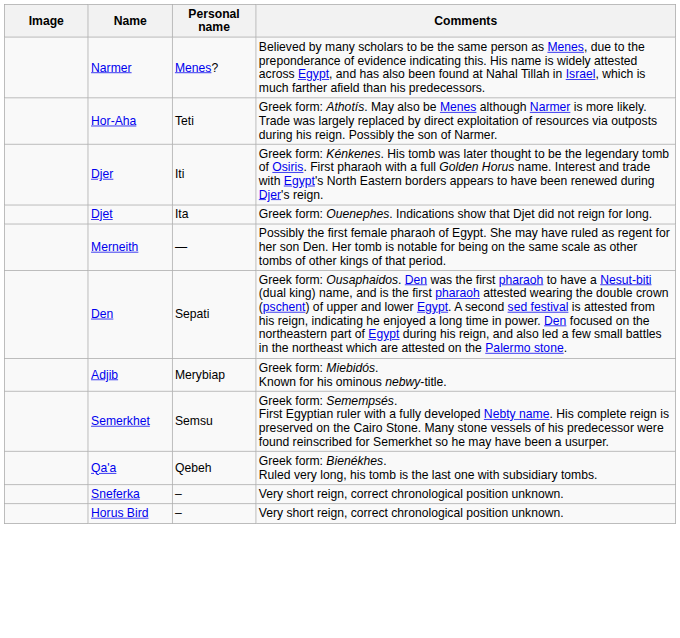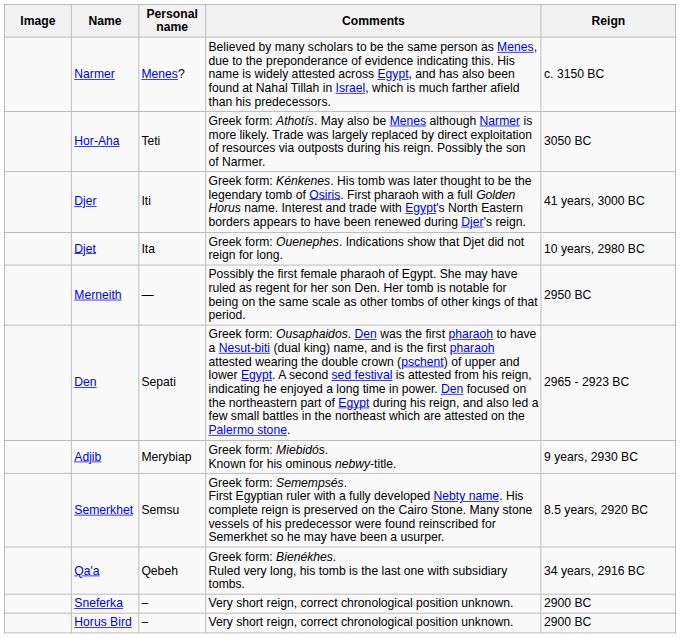+ column: (608, 20)
